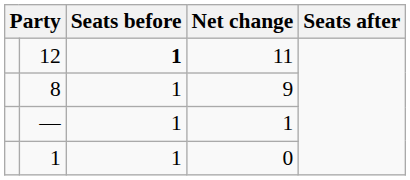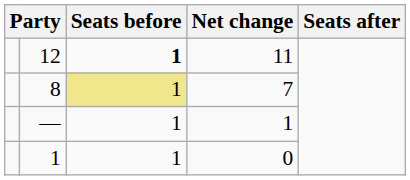(176, 89) no background -> (176, 89) khaki background
(288, 89) 9 -> (288, 89) 7
